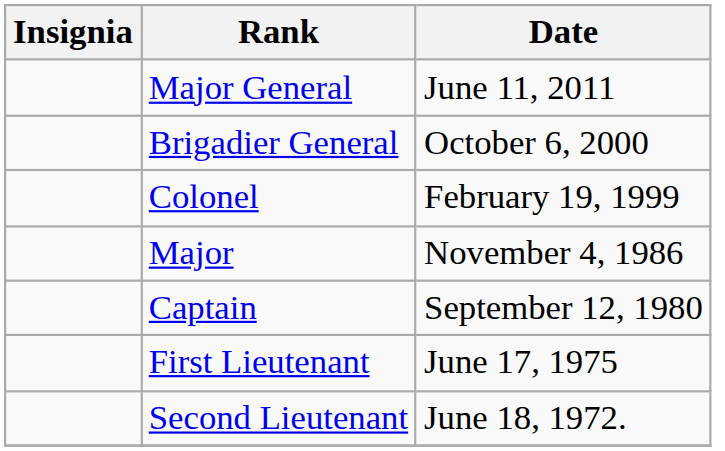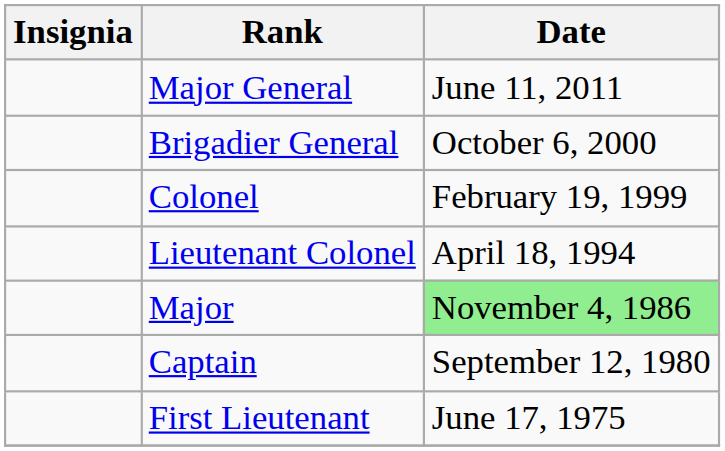+ row: (282, 252)
(554, 252) no background -> (562, 307) lightgreen background
- row: (278, 417)
